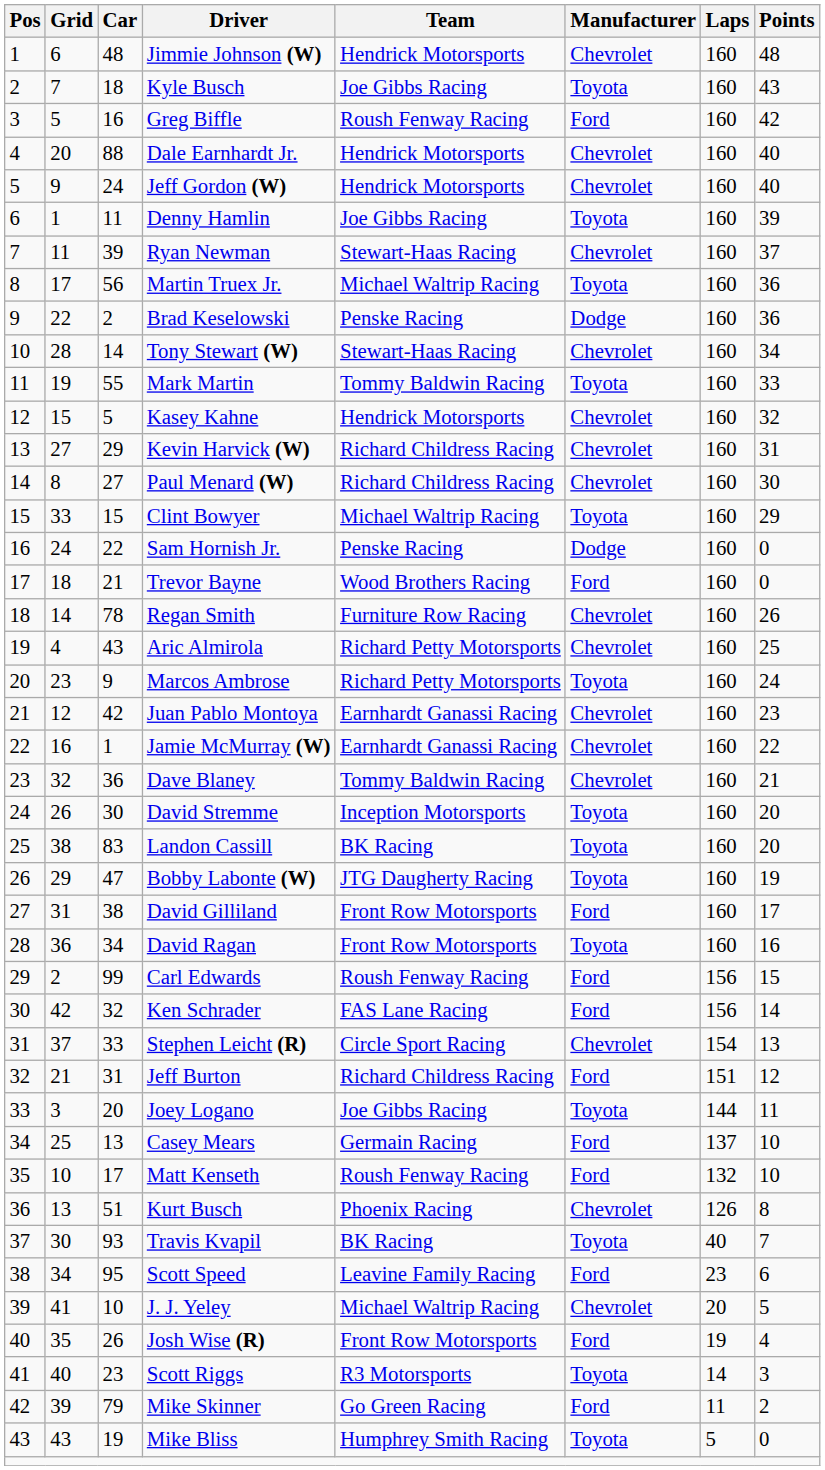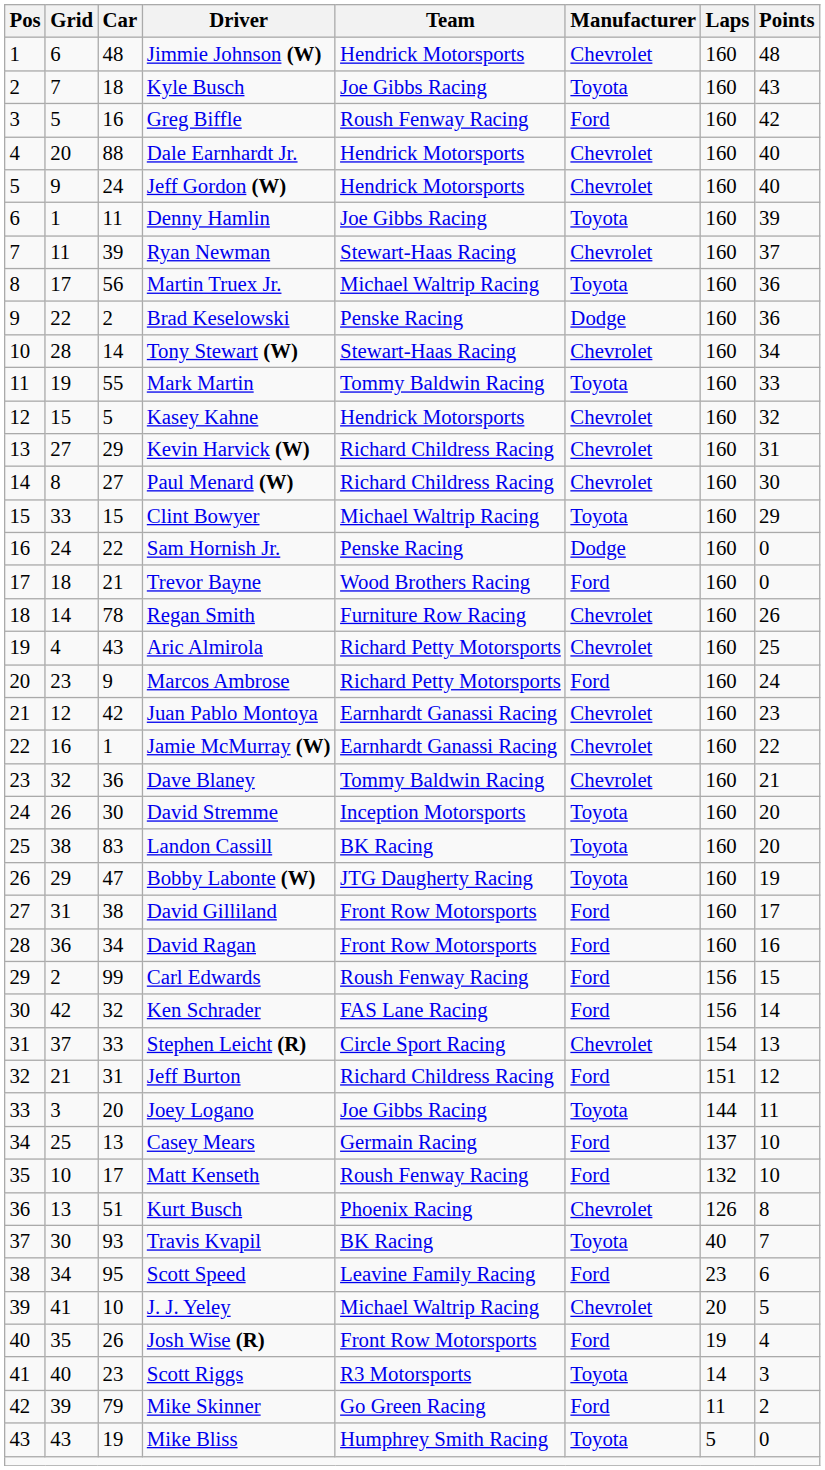(599, 680) Toyota -> (590, 680) Ford
(599, 944) Toyota -> (590, 944) Ford
